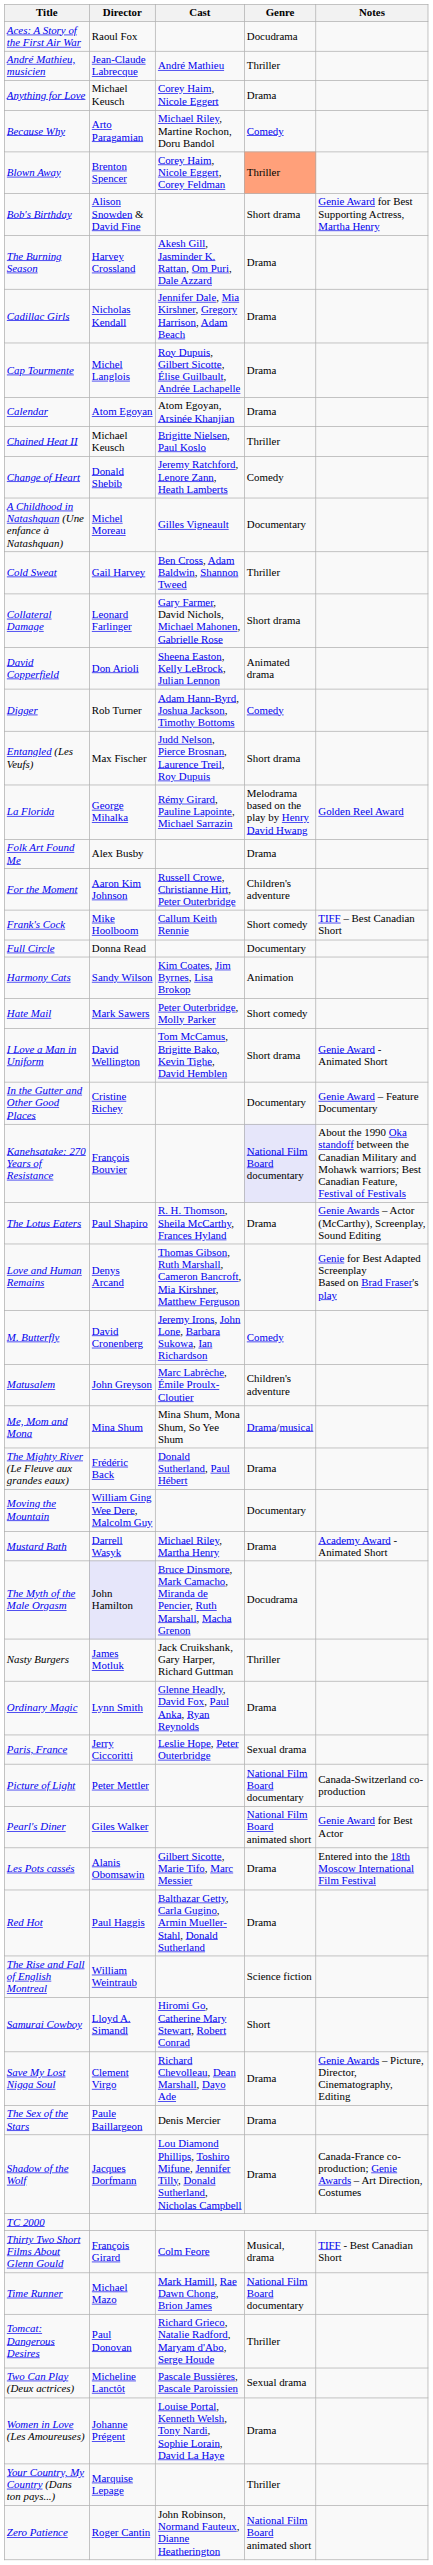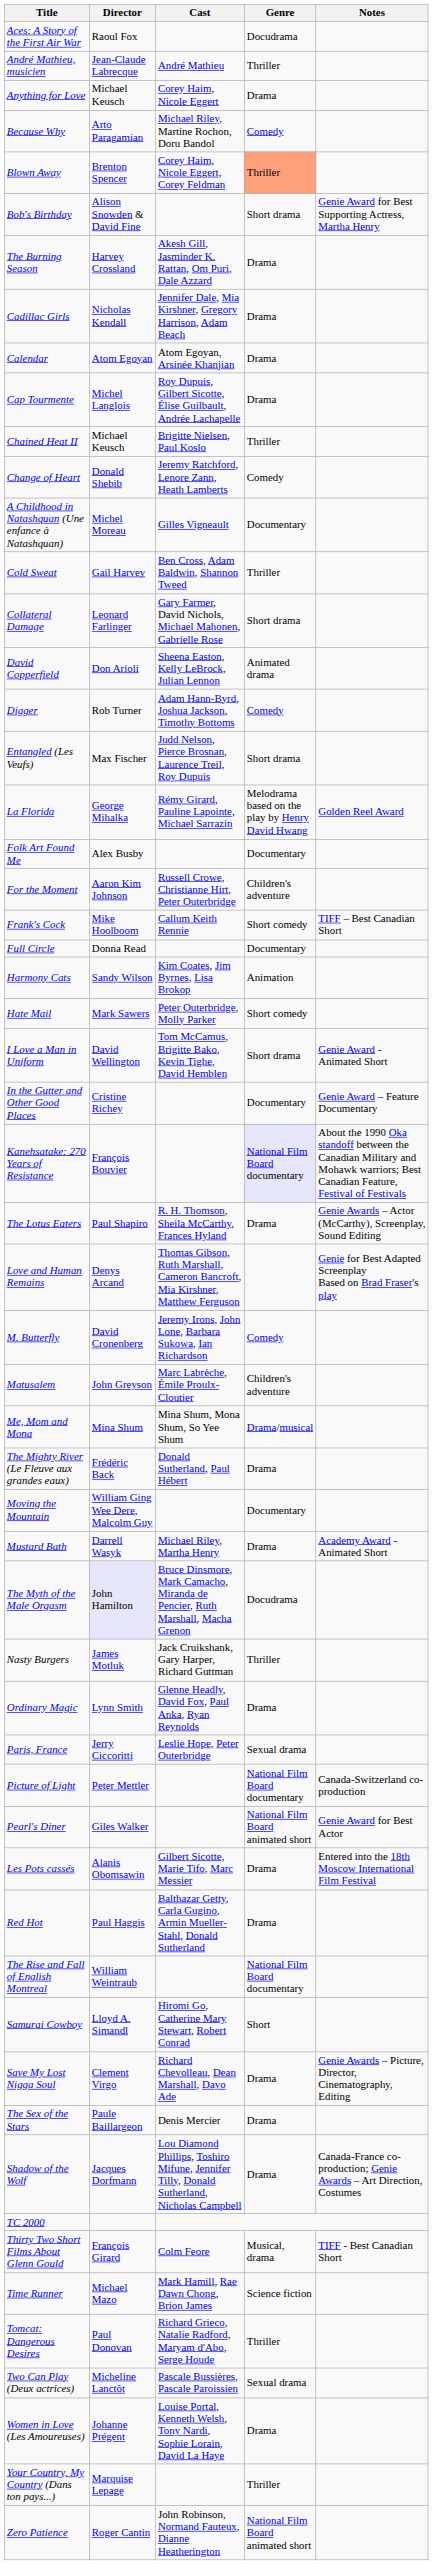rows swapped: (27, 412) <-> (40, 370)
(262, 853) Drama -> (276, 853) Documentary
(279, 1976) Science fiction -> (277, 1976) National Film Board documentary
(277, 2293) National Film Board documentary -> (279, 2293) Science fiction
